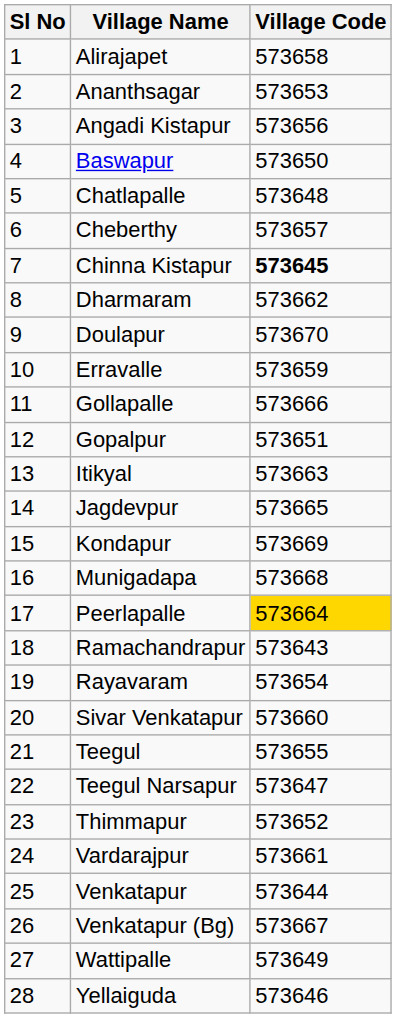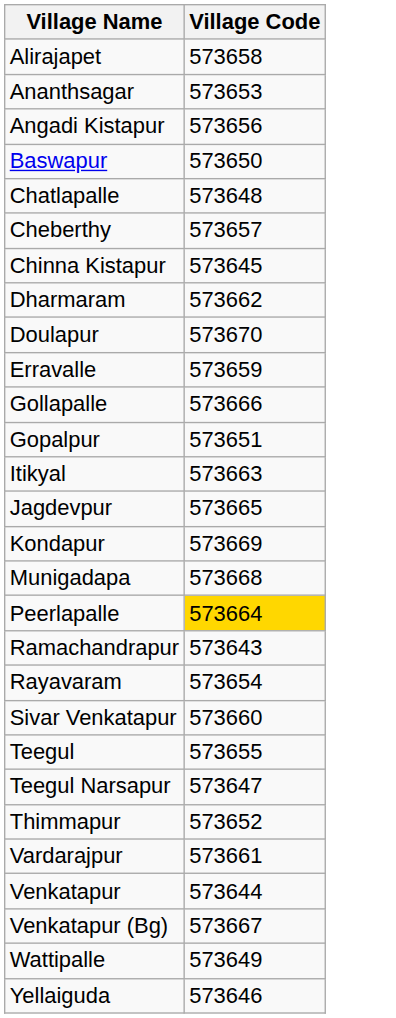- column: (38, 21)
(292, 265) bold -> (226, 265) normal
